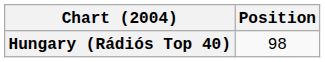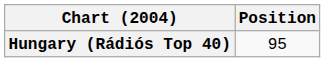(277, 44) 98 -> (277, 44) 95
